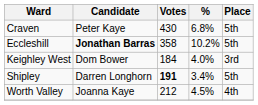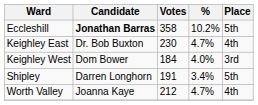- row: (23, 28)
+ row: (37, 44)
(168, 76) bold -> (168, 76) normal
(203, 92) 4.5% -> (203, 92) 4.7%
